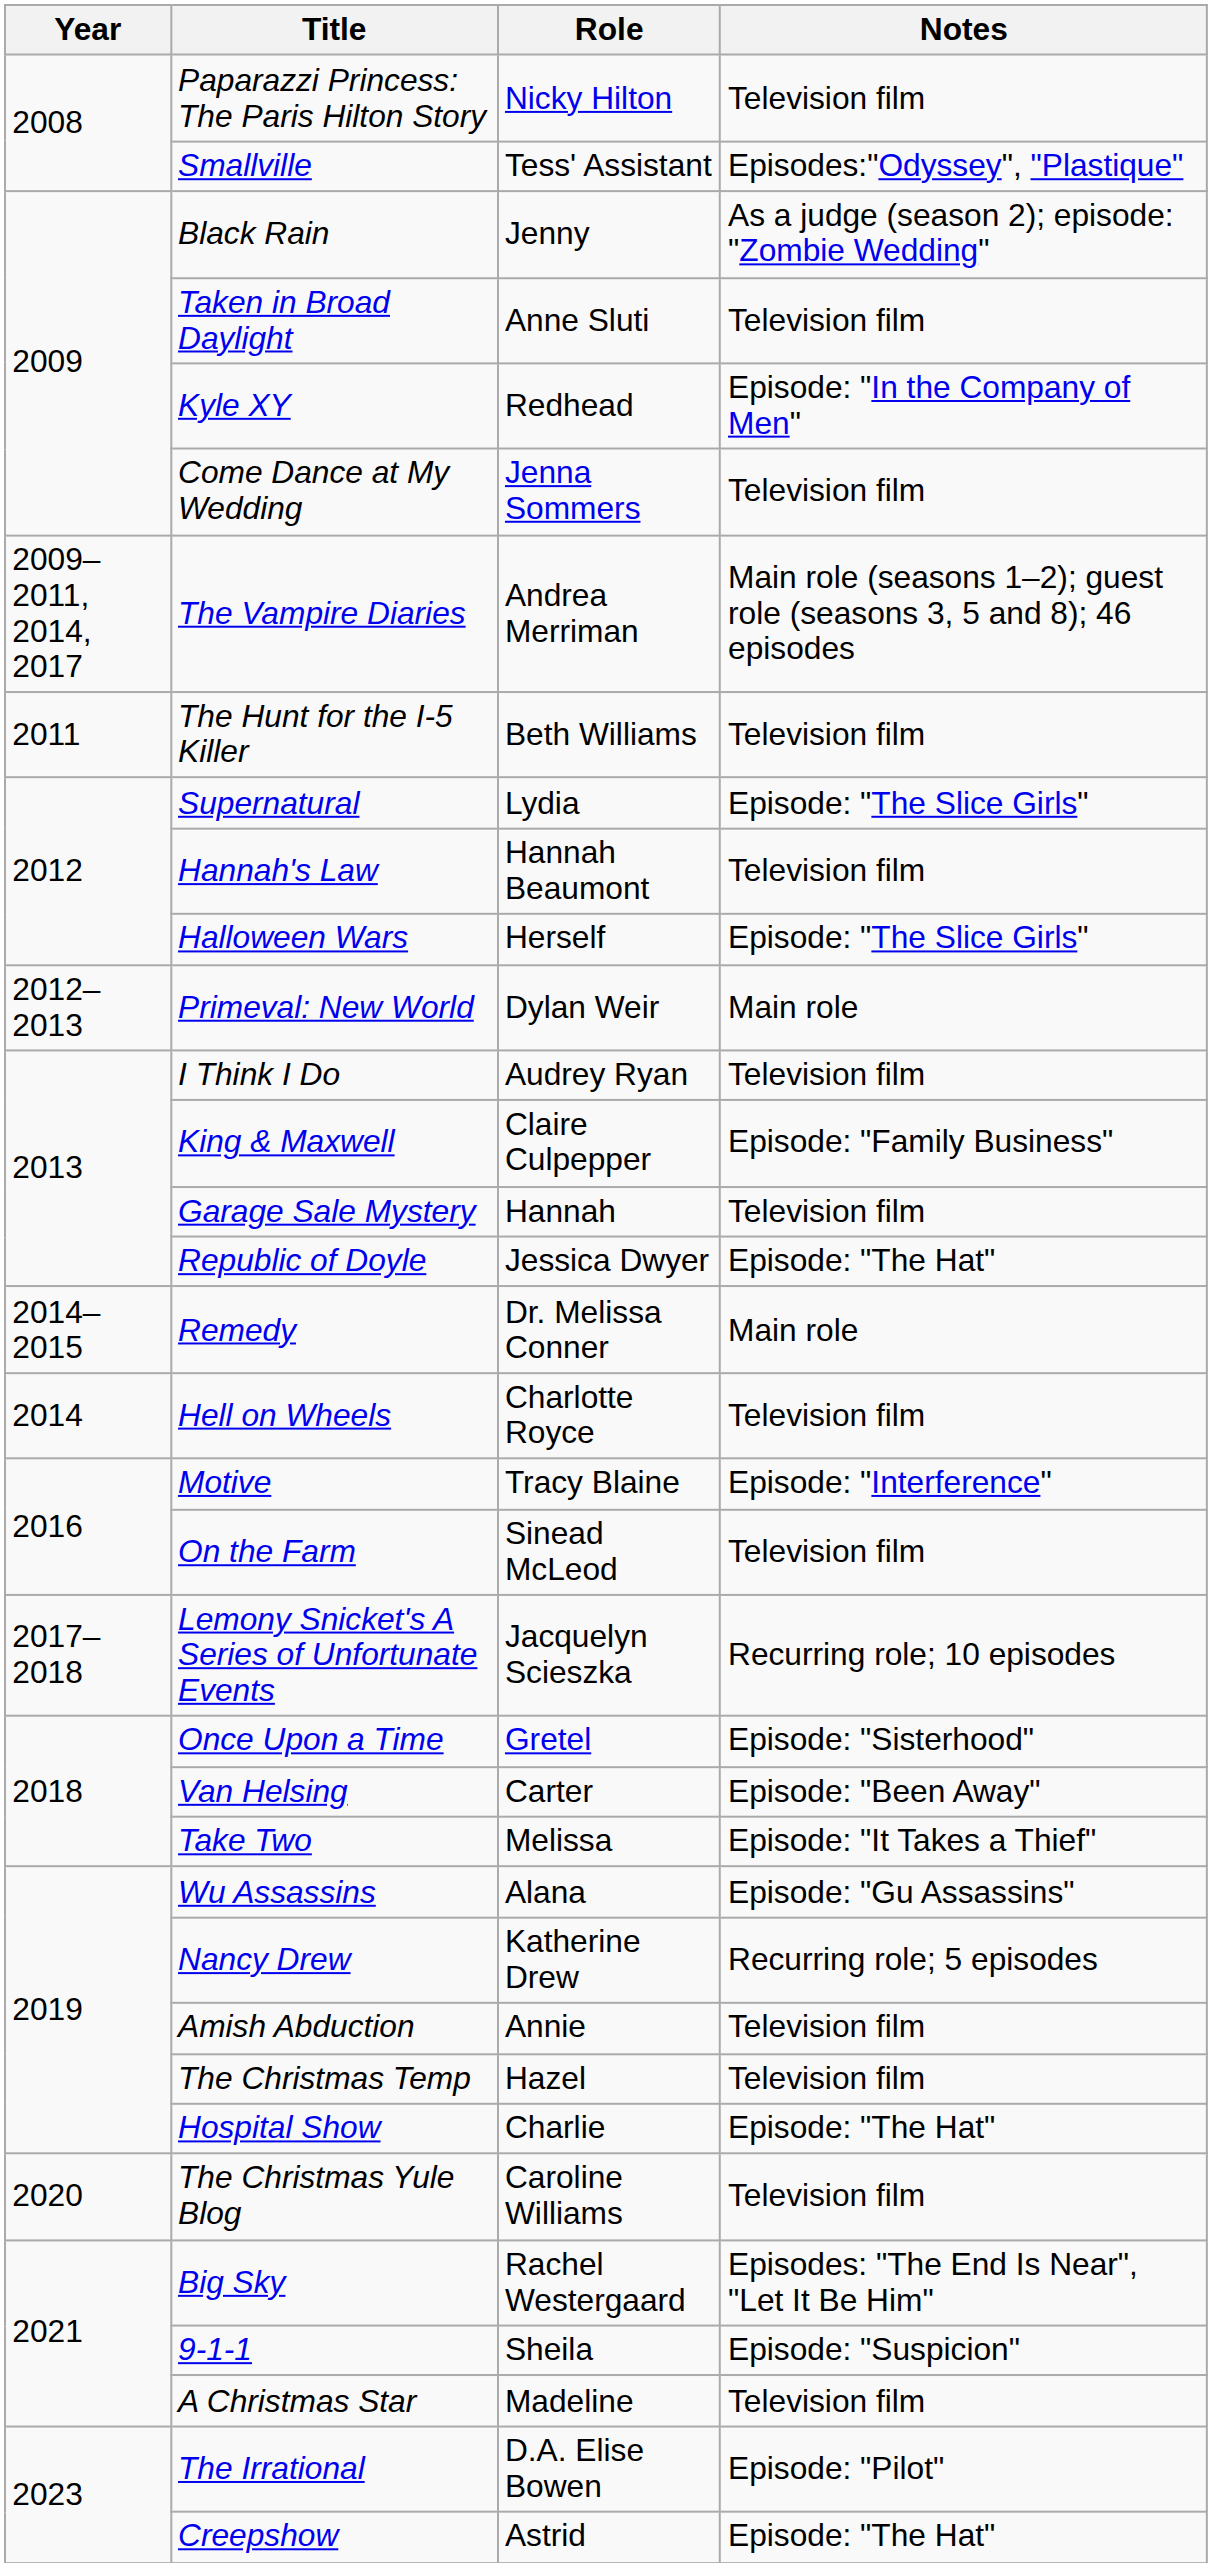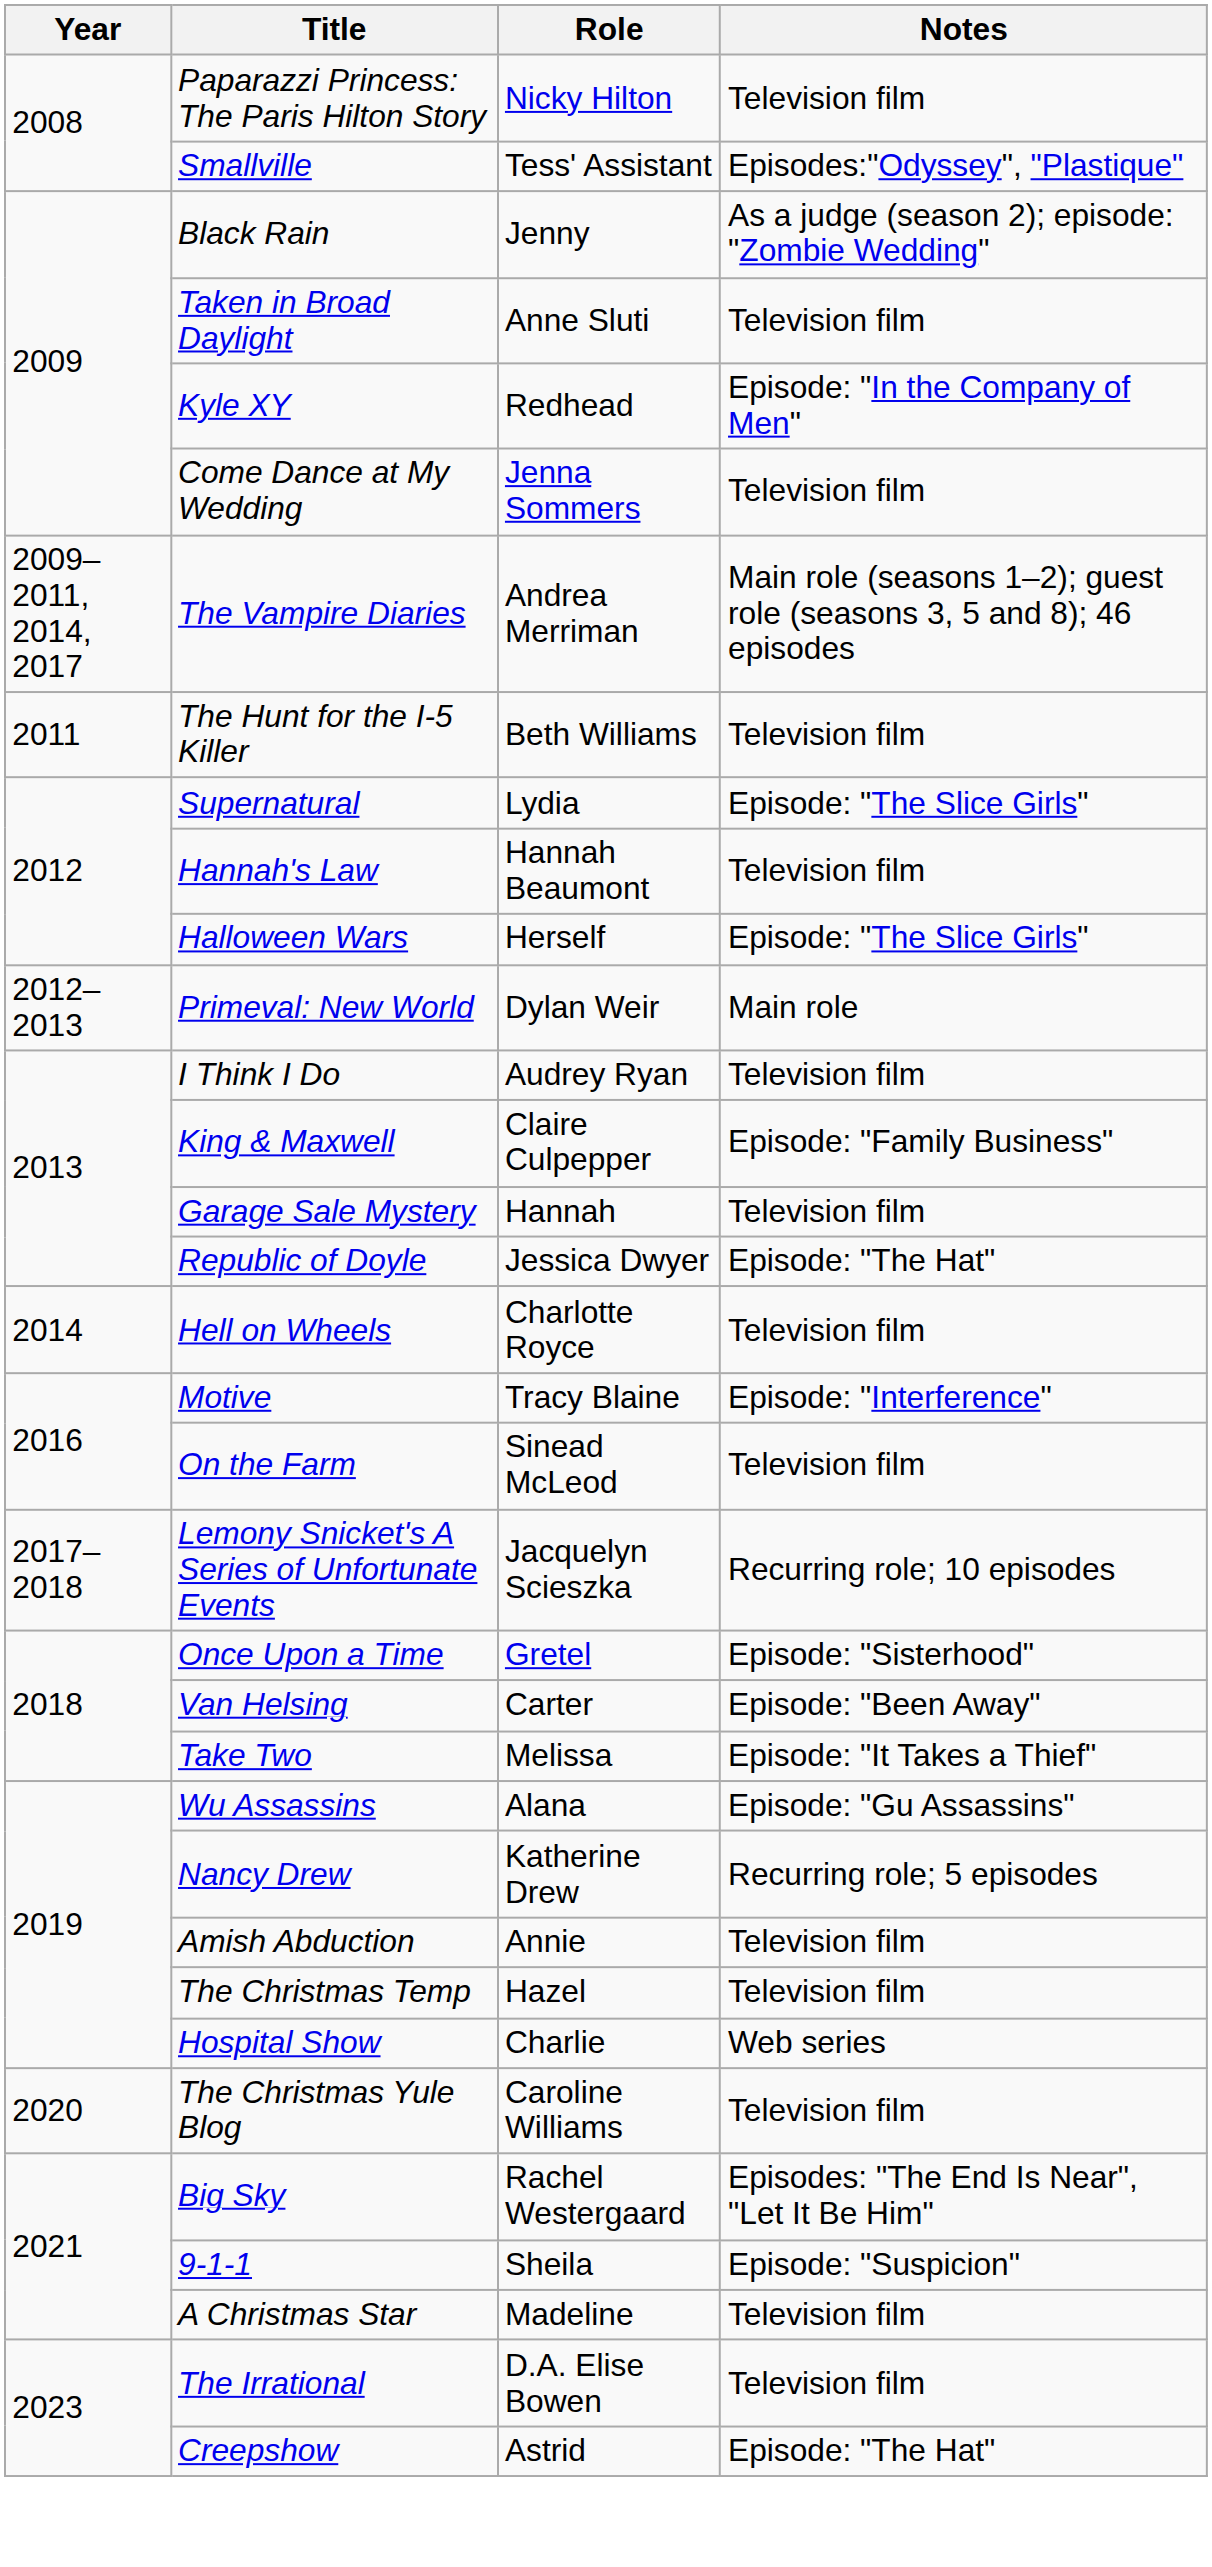- row: (237, 1329)
(862, 2128) Episode: "The Hat" -> (807, 2042) Web series
(836, 2468) Episode: "Pilot" -> (827, 2382) Television film
